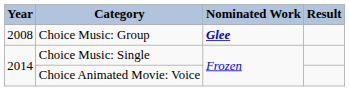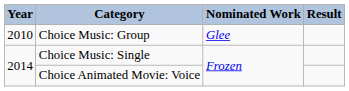(20, 34) 2008 -> (20, 34) 2010
(218, 34) bold -> (218, 34) normal
